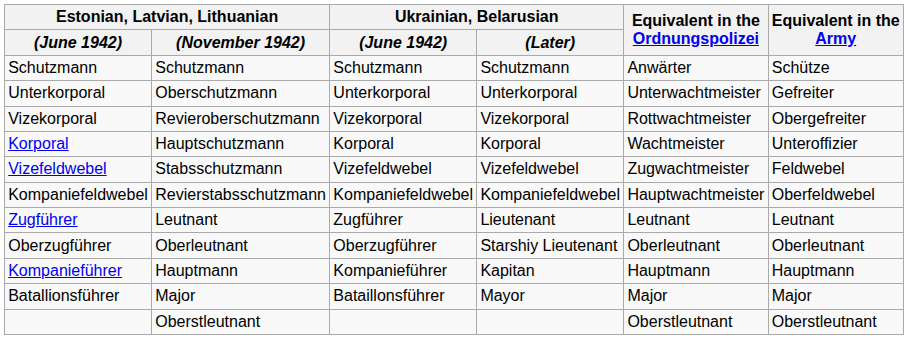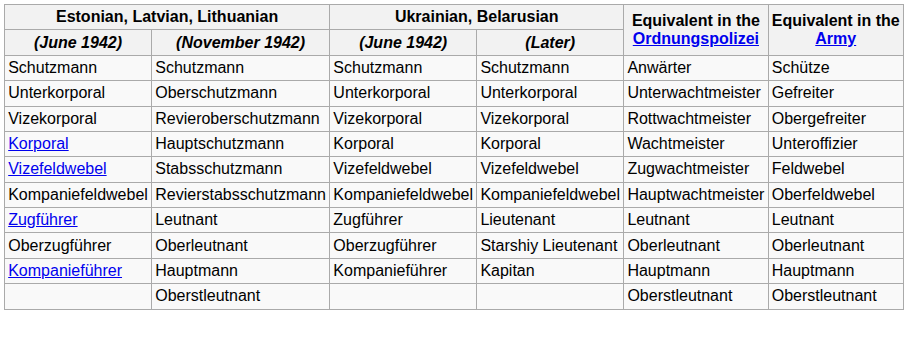- row: (64, 296)
